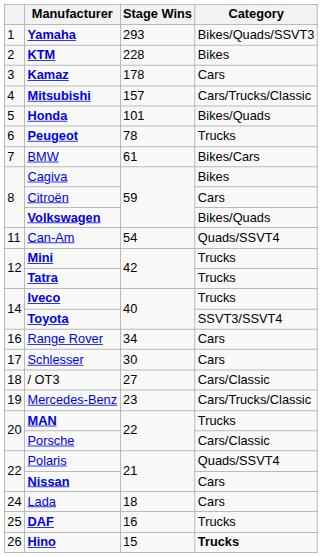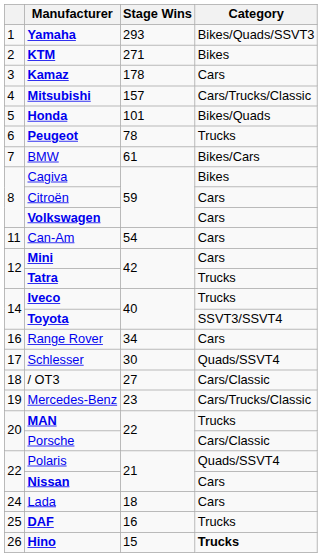(134, 55) 228 -> (134, 55) 271
(234, 217) Bikes/Quads -> (211, 217) Cars
(239, 237) Quads/SSVT4 -> (211, 237) Cars
(217, 258) Trucks -> (211, 258) Cars
(211, 359) Cars -> (239, 359) Quads/SSVT4
